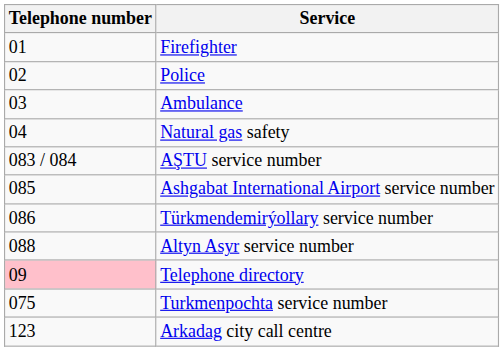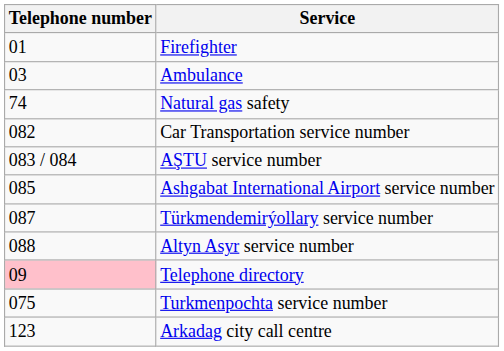- row: (183, 75)
(18, 132) 04 -> (18, 103) 74
+ row: (285, 132)
(22, 217) 086 -> (22, 217) 087
